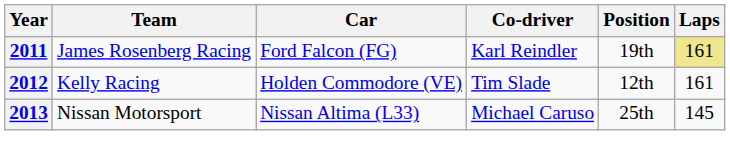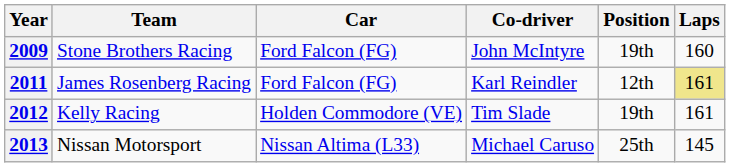+ row: (29, 51)
(636, 51) 19th -> (636, 82) 12th
(636, 82) 12th -> (636, 114) 19th
